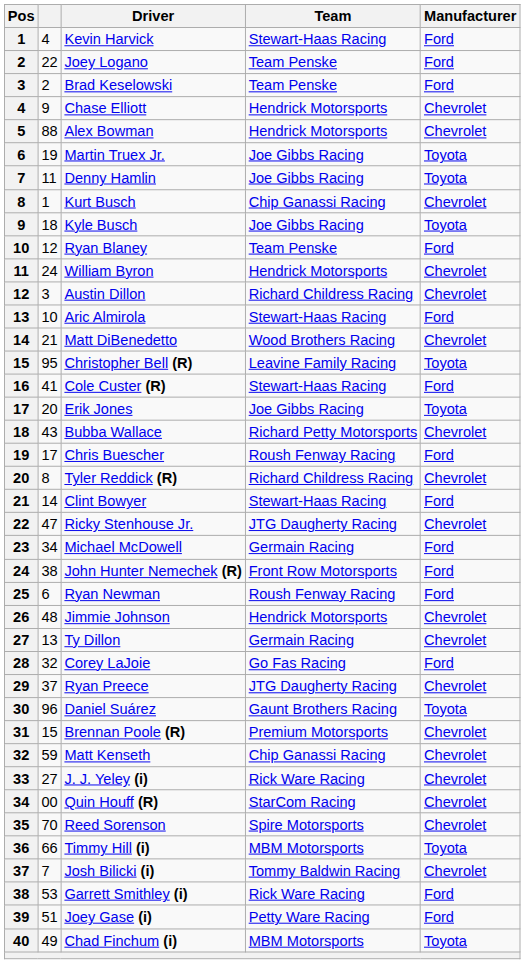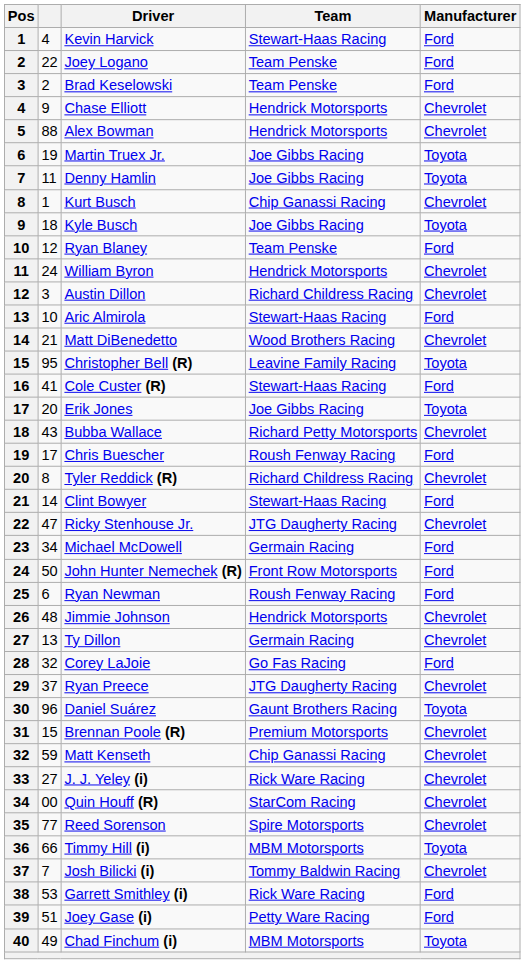(50, 571) 38 -> (50, 571) 50
(50, 825) 70 -> (50, 825) 77
